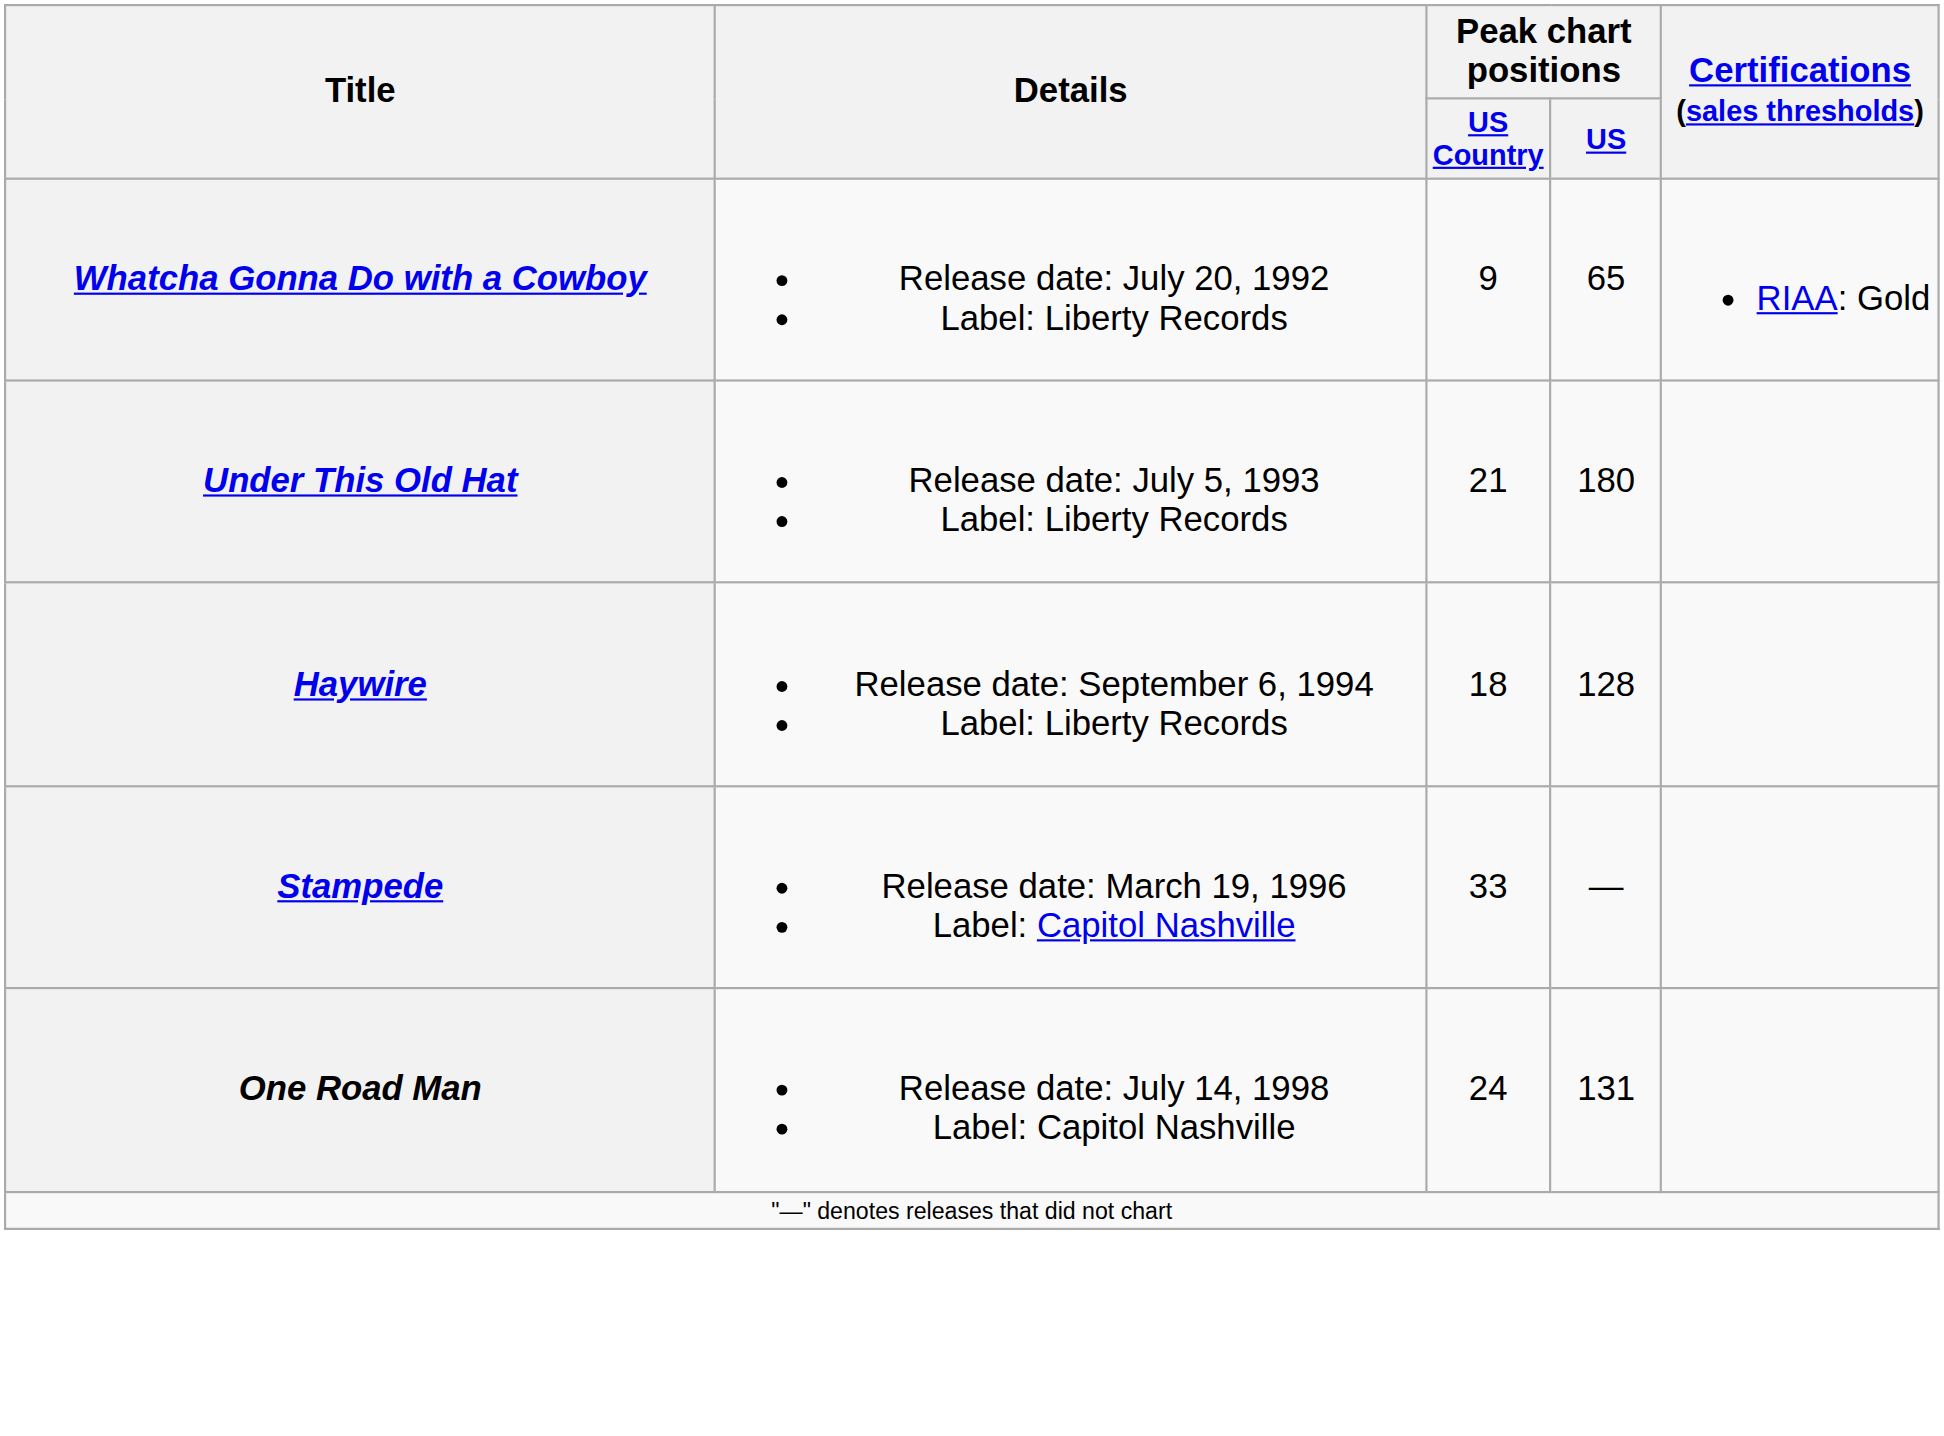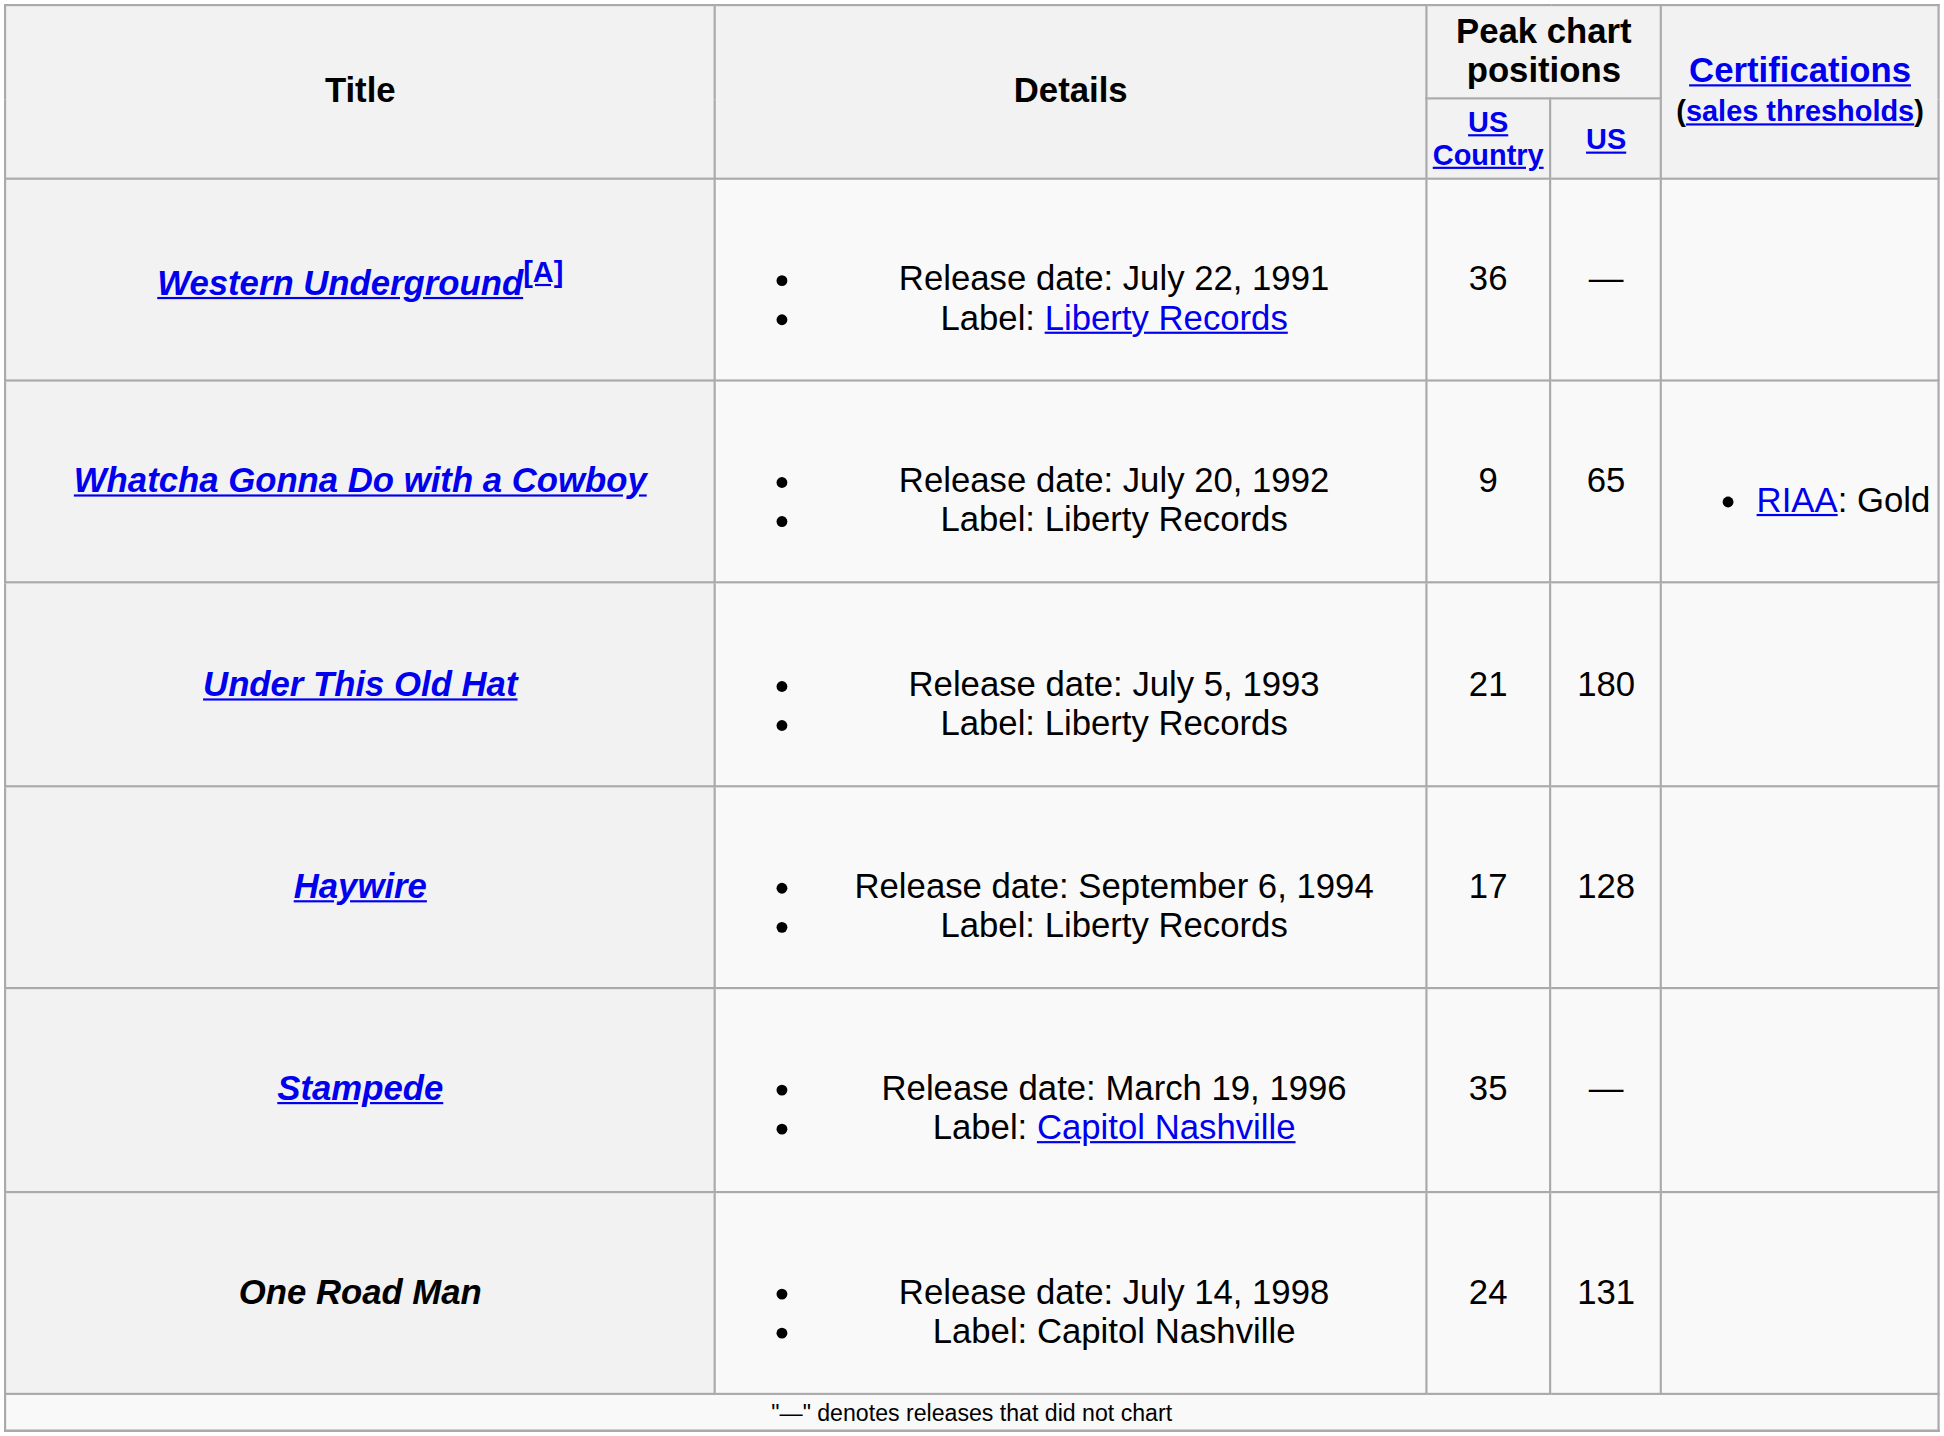+ row: (360, 278)
(1488, 683) 18 -> (1488, 886) 17
(1488, 886) 33 -> (1488, 1089) 35
